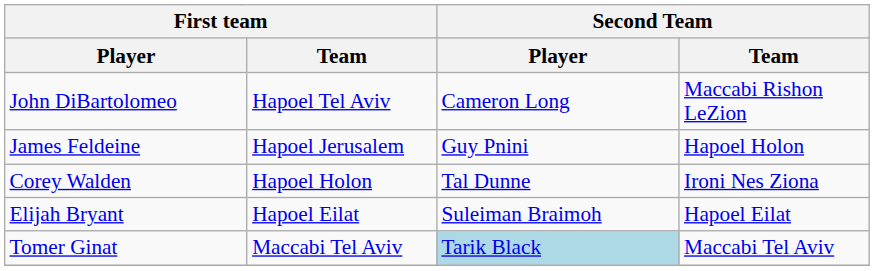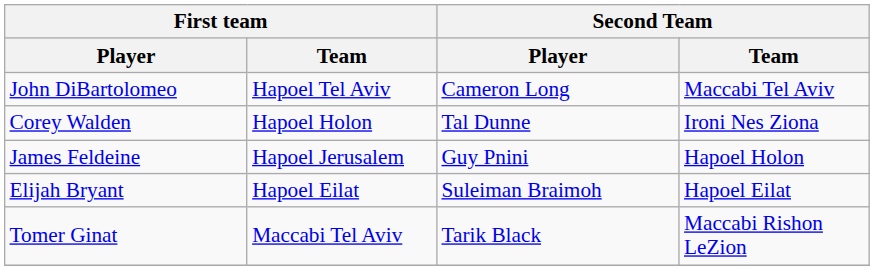(753, 100) Maccabi Rishon LeZion -> (759, 88) Maccabi Tel Aviv
rows swapped: (70, 180) <-> (75, 146)
(491, 247) lightblue background -> (491, 235) no background
(759, 247) Maccabi Tel Aviv -> (753, 235) Maccabi Rishon LeZion
